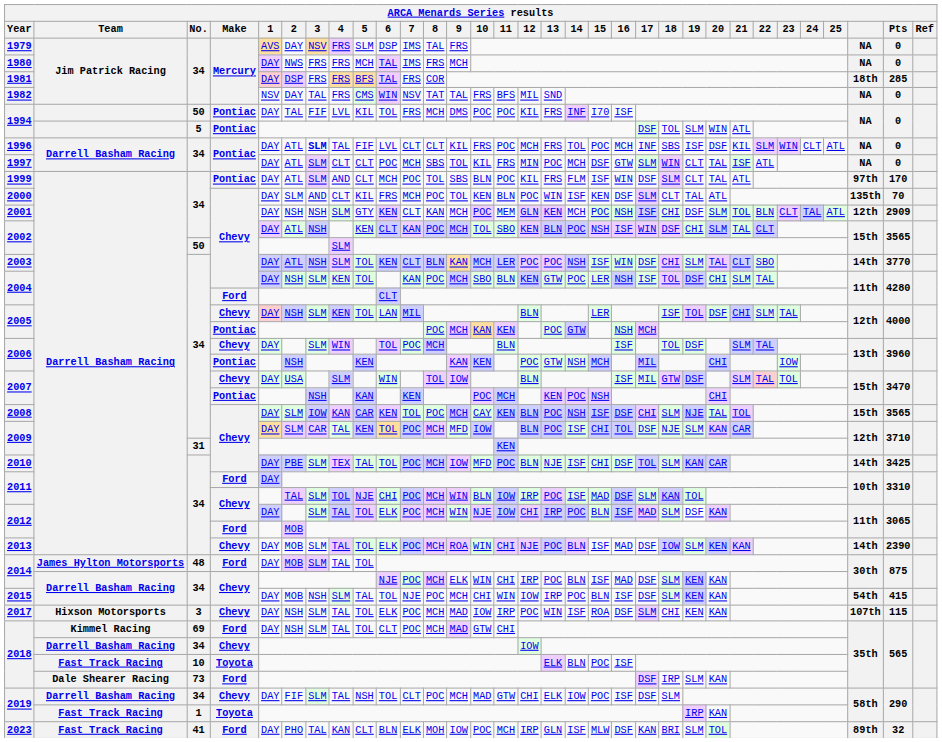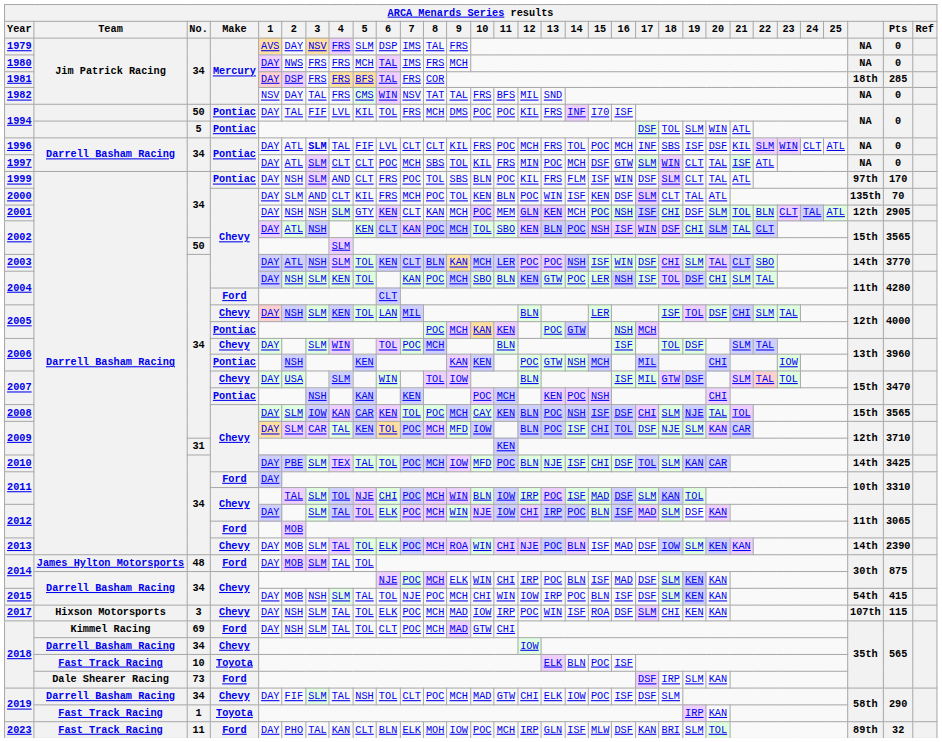(294, 179) ATL -> (294, 179) NSH
(388, 179) MCH -> (388, 179) FRS
(898, 213) 2909 -> (898, 213) 2905
(199, 729) 41 -> (199, 729) 11
